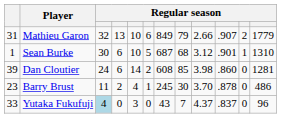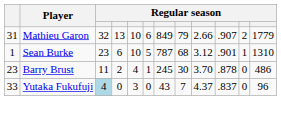(104, 52) 30 -> (104, 52) 23
(164, 52) 687 -> (164, 52) 787
- row: (51, 69)
